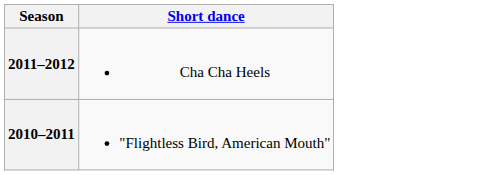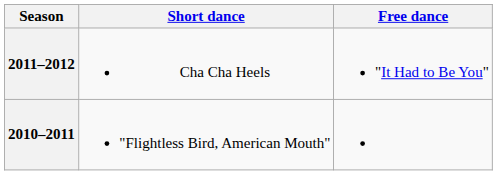+ column: (413, 16)
